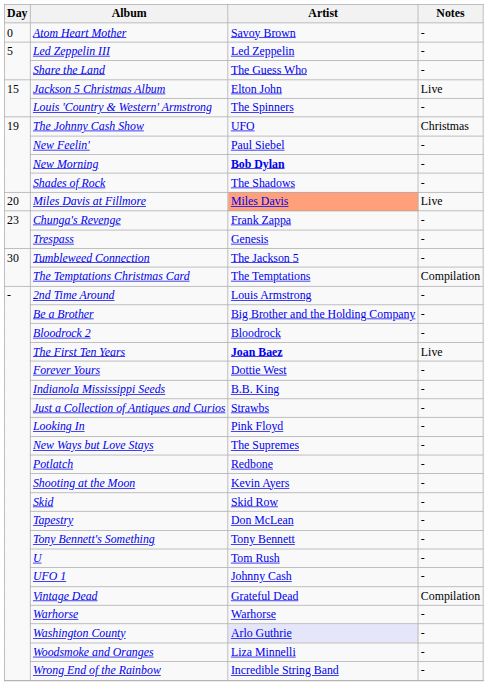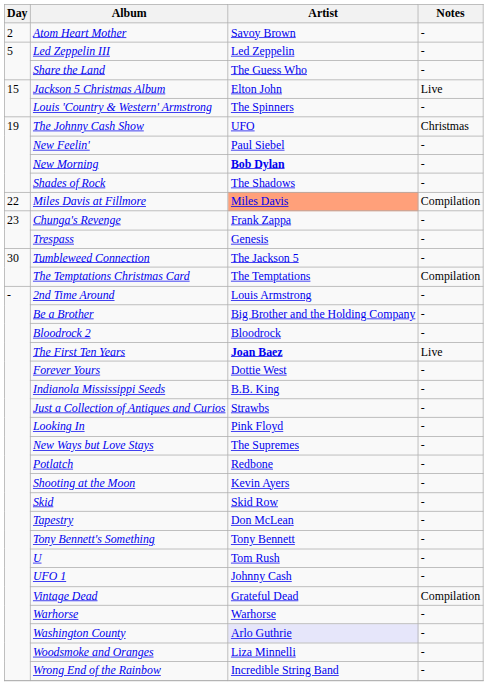(10, 32) 0 -> (10, 32) 2
(13, 201) 20 -> (13, 201) 22
(432, 201) Live -> (450, 201) Compilation
